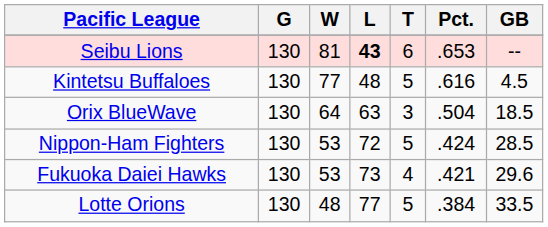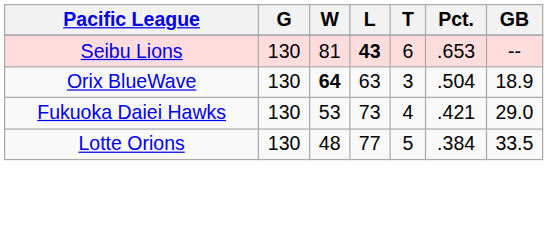- row: (132, 81)
(330, 112) normal -> (330, 81) bold
(514, 112) 18.5 -> (514, 81) 18.9
- row: (132, 143)
(514, 174) 29.6 -> (514, 112) 29.0
